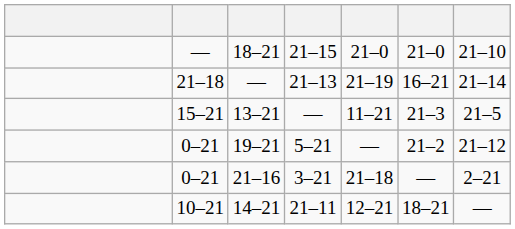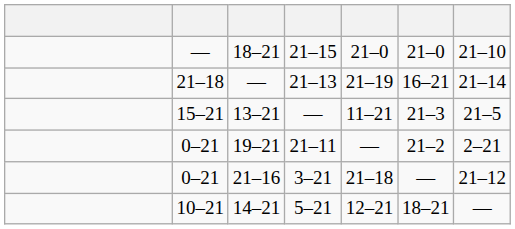(313, 145) 5–21 -> (313, 145) 21–11
(482, 145) 21–12 -> (482, 145) 2–21
(482, 177) 2–21 -> (482, 177) 21–12
(313, 208) 21–11 -> (313, 208) 5–21
